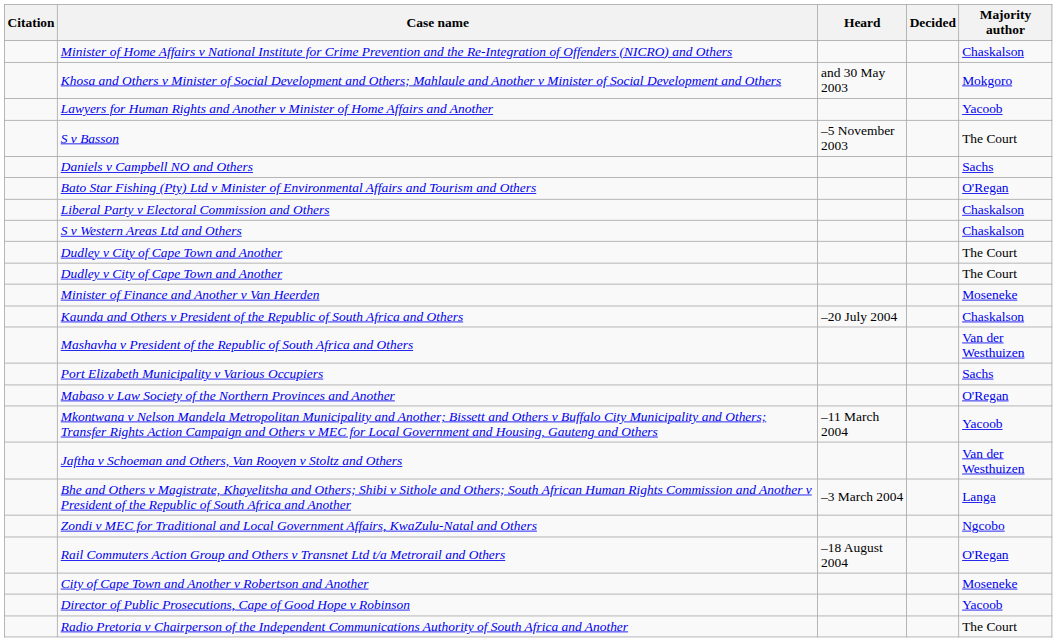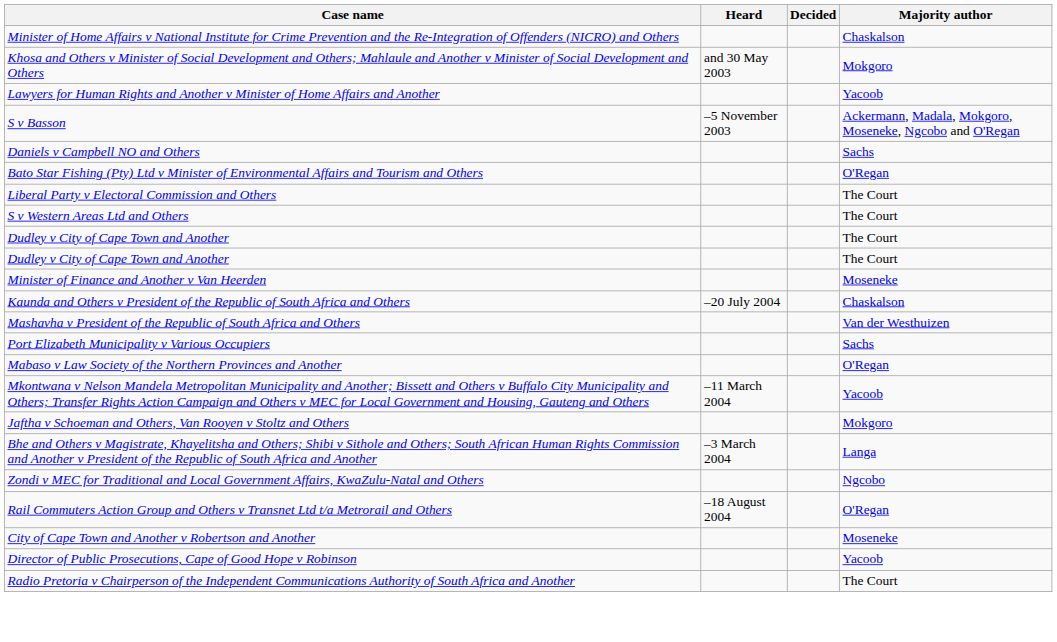- column: (31, 22)
(990, 138) The Court -> (931, 123) Ackermann, Madala, Mokgoro, Moseneke, Ngcobo and O'Regan
(993, 209) Chaskalson -> (870, 194) The Court
(993, 231) Chaskalson -> (870, 215) The Court
(993, 460) Van der Westhuizen -> (868, 422) Mokgoro
